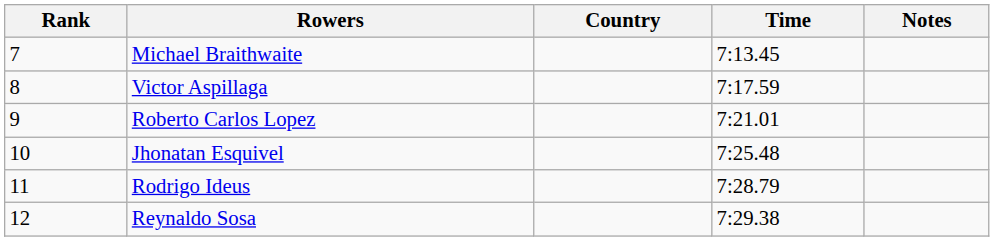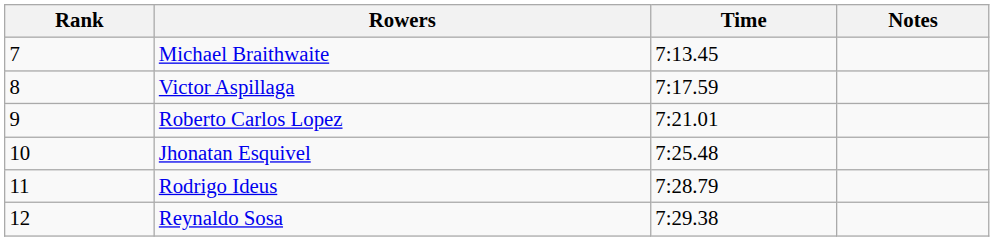- column: (623, 20)
